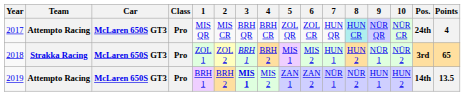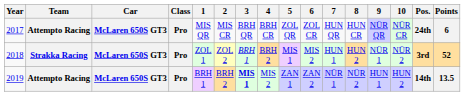(356, 30) paleturquoise background -> (356, 30) no background
(447, 30) 4 -> (447, 30) 6
(447, 54) 65 -> (447, 54) 52
